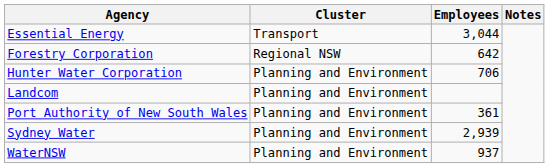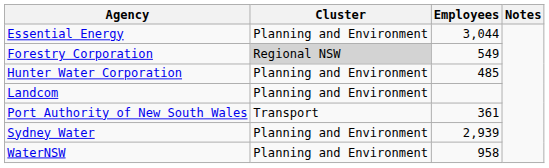(286, 34) Transport -> (341, 34) Planning and Environment
(297, 54) no background -> (297, 54) lightgrey background
(488, 54) 642 -> (488, 54) 549
(488, 73) 706 -> (488, 73) 485
(341, 113) Planning and Environment -> (286, 113) Transport
(488, 152) 937 -> (488, 152) 958
